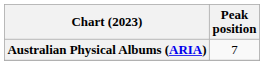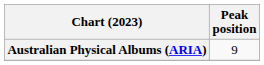(234, 49) 7 -> (234, 49) 9
